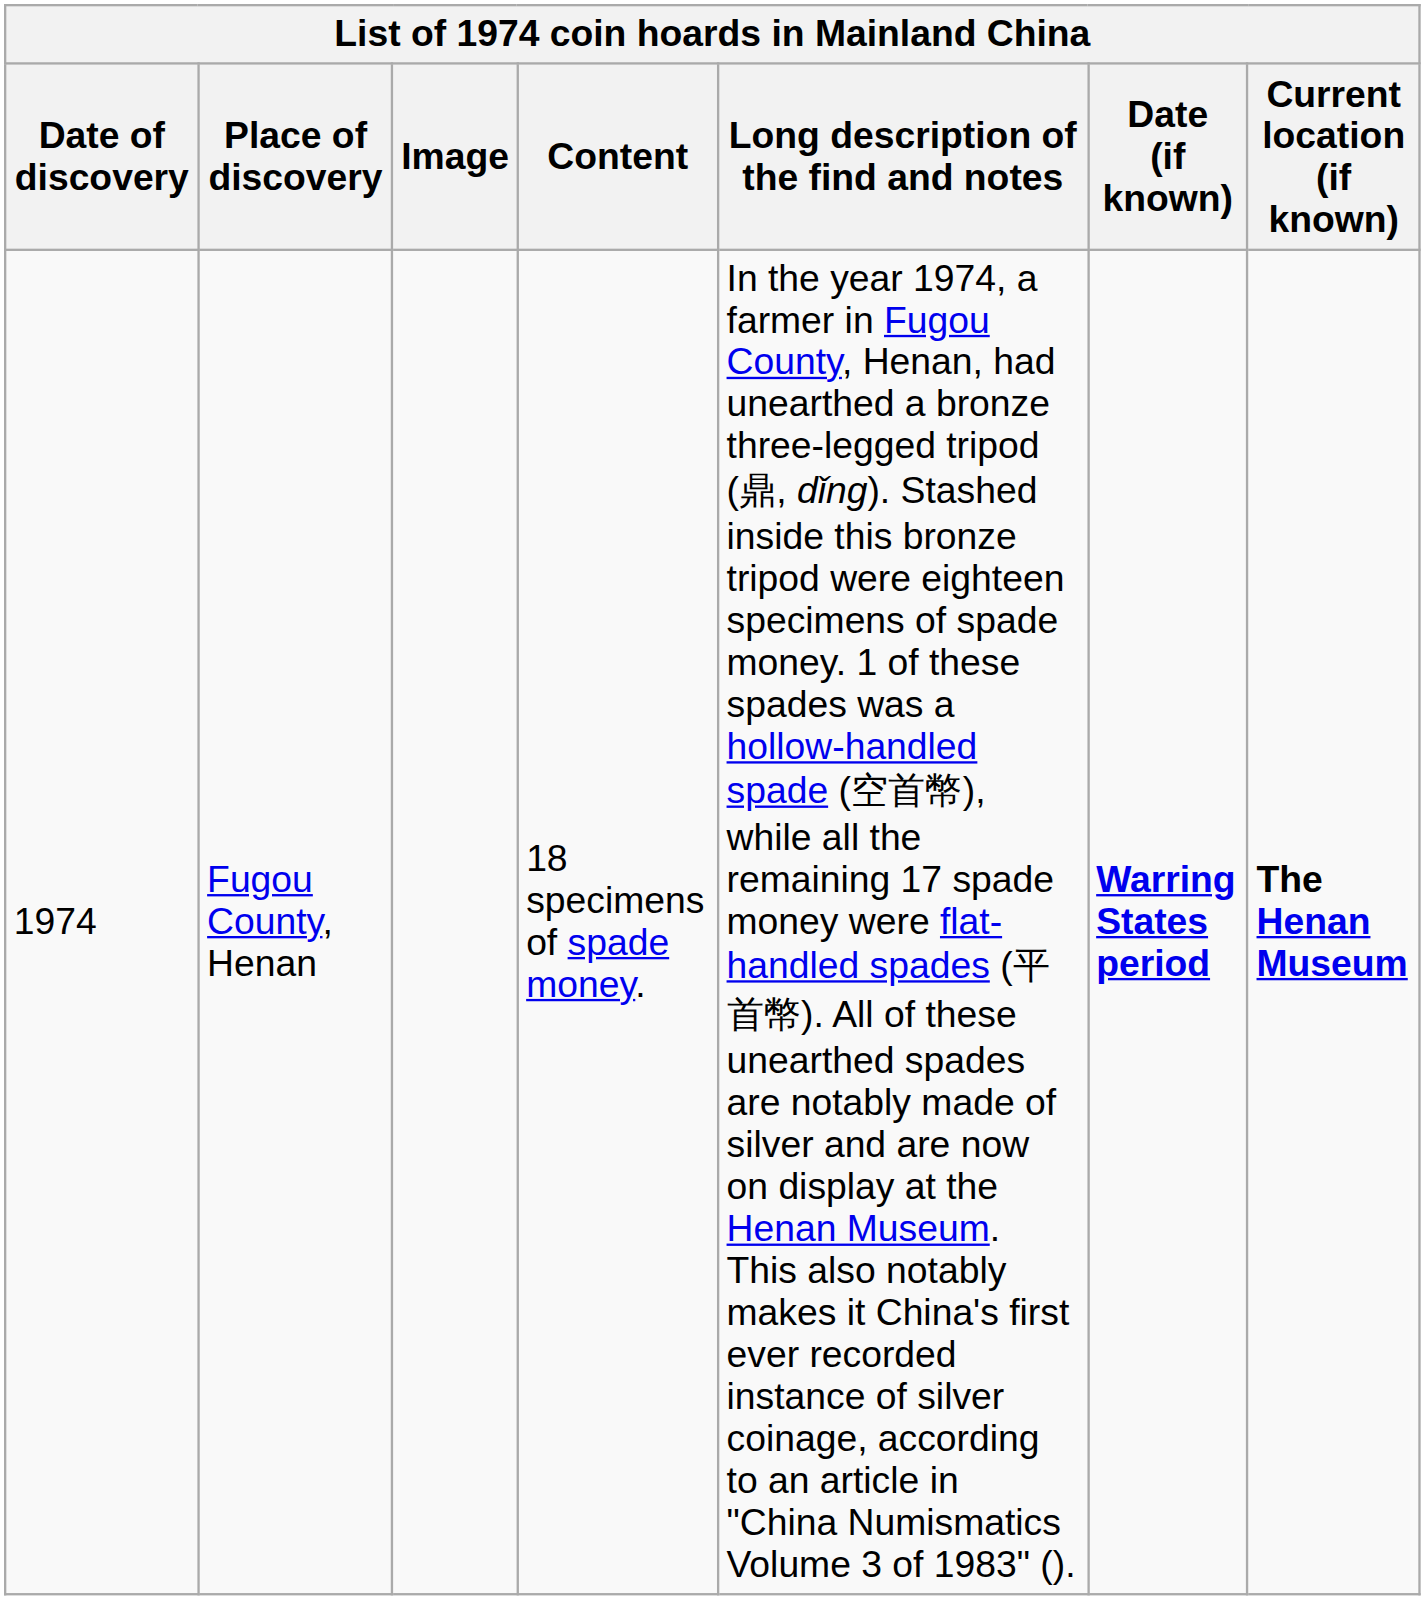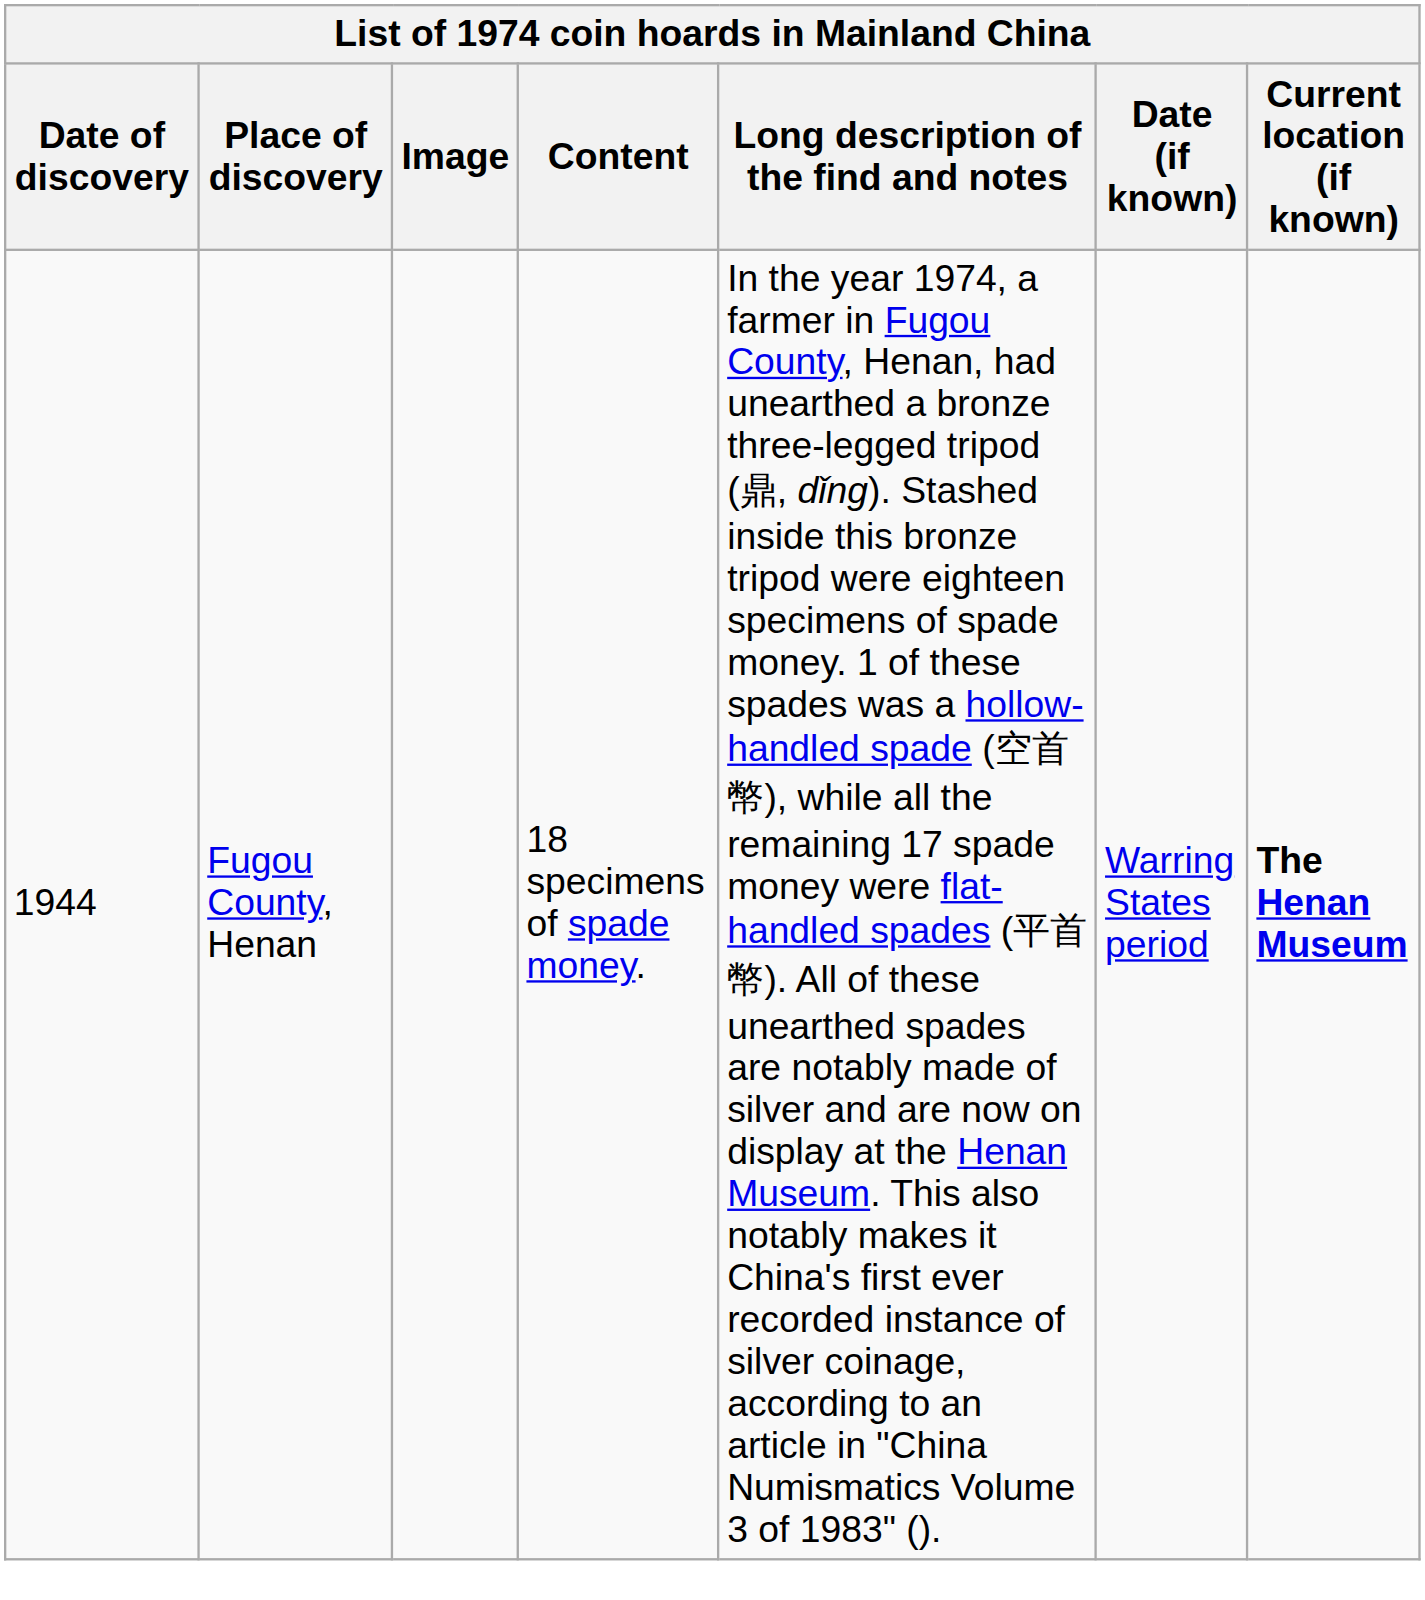(55, 921) 1974 -> (55, 903) 1944
(1166, 921) bold -> (1170, 903) normal
